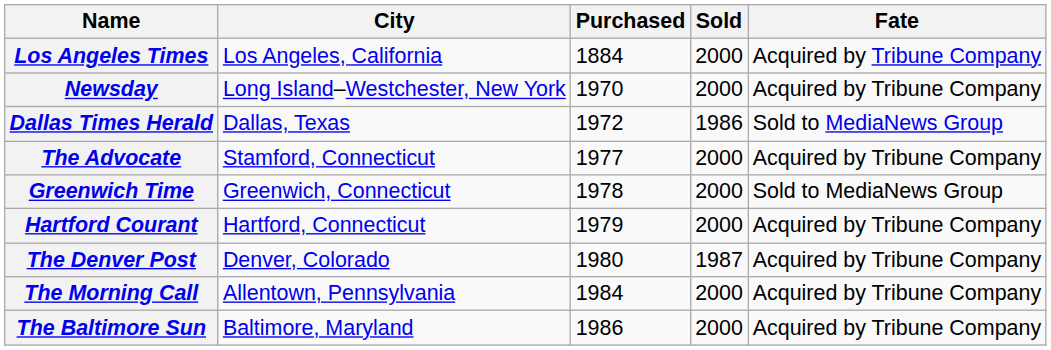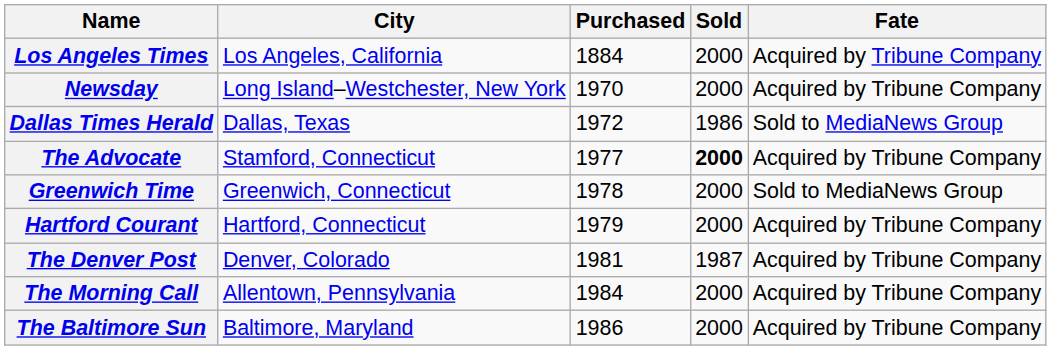(719, 157) normal -> (719, 157) bold
(599, 259) 1980 -> (599, 259) 1981
